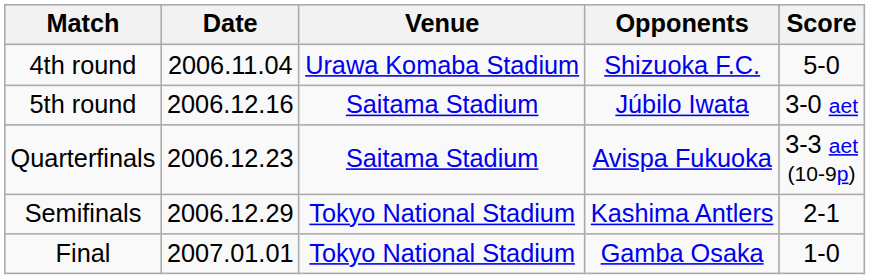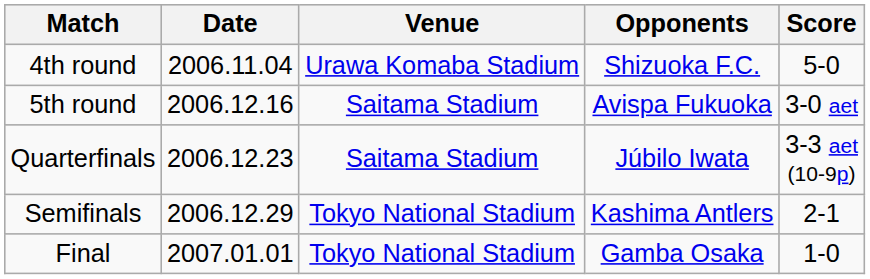(682, 104) Júbilo Iwata -> (682, 104) Avispa Fukuoka
(682, 159) Avispa Fukuoka -> (682, 159) Júbilo Iwata
